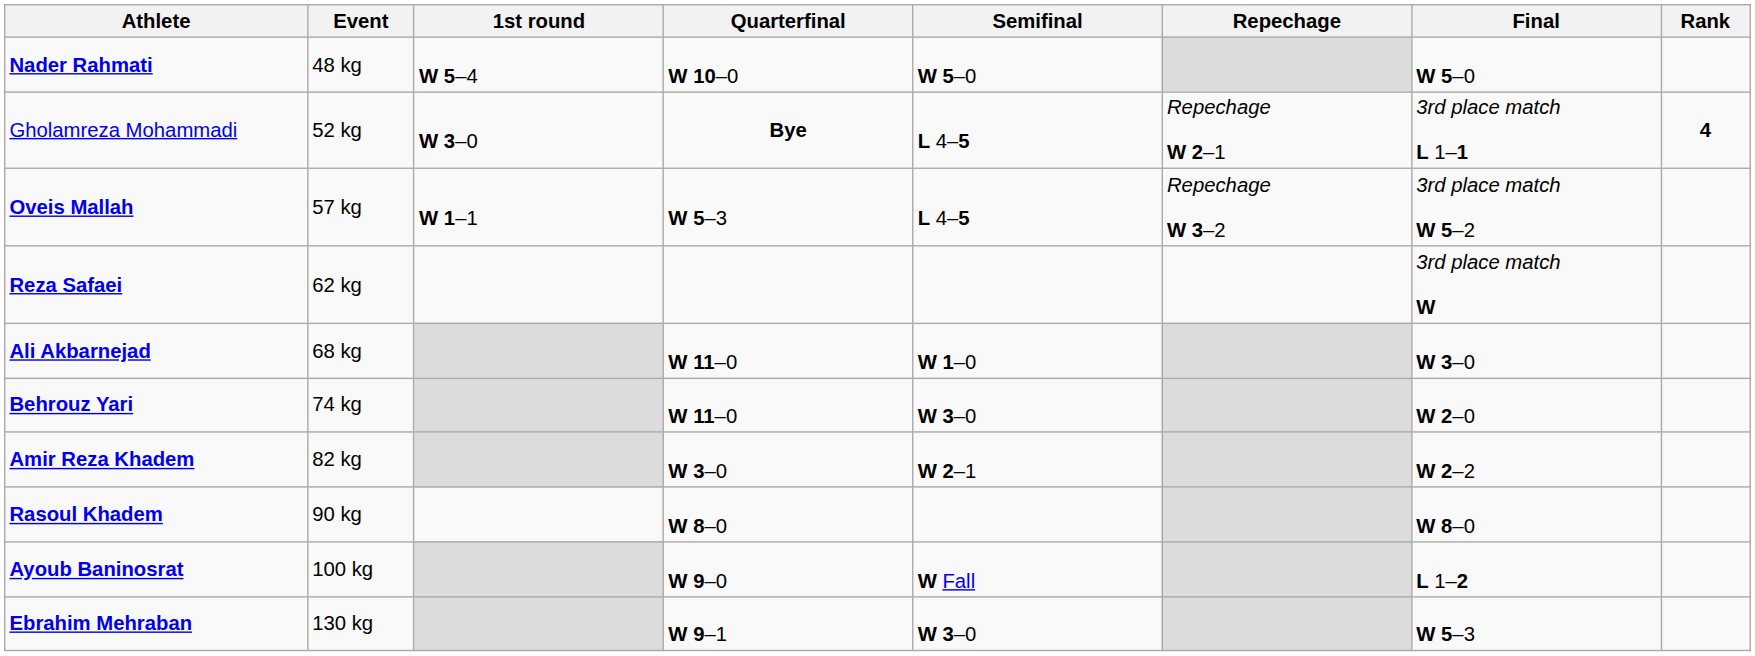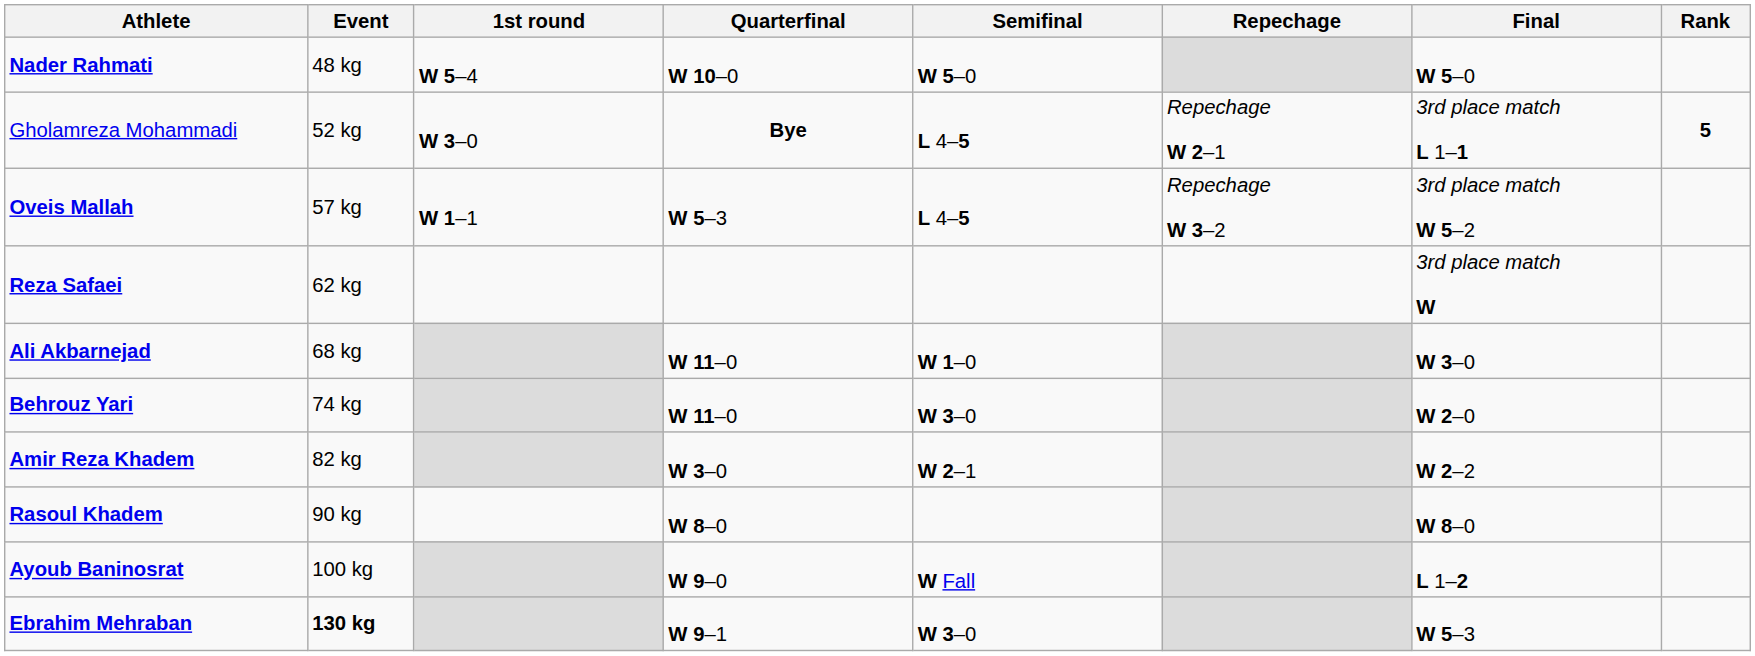(1705, 130) 4 -> (1705, 130) 5
(343, 624) normal -> (344, 624) bold
